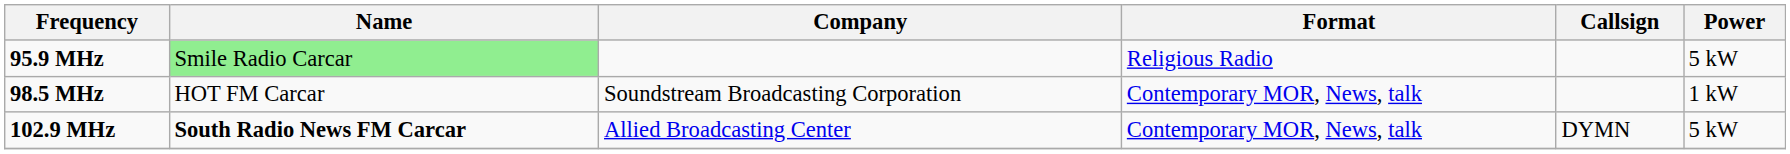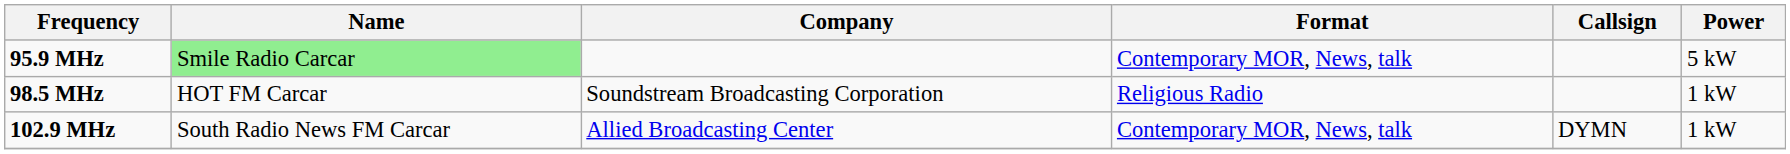(1200, 58) Religious Radio -> (1264, 58) Contemporary MOR, News, talk
(1274, 93) Contemporary MOR, News, talk -> (1190, 93) Religious Radio
(320, 129) bold -> (313, 129) normal
(1713, 129) 5 kW -> (1712, 129) 1 kW
